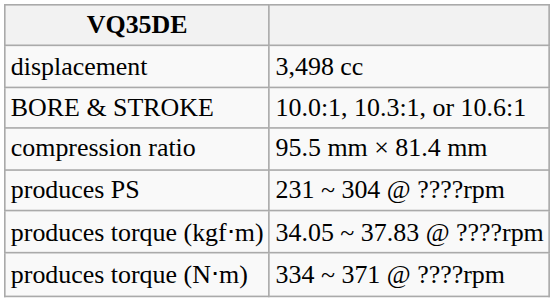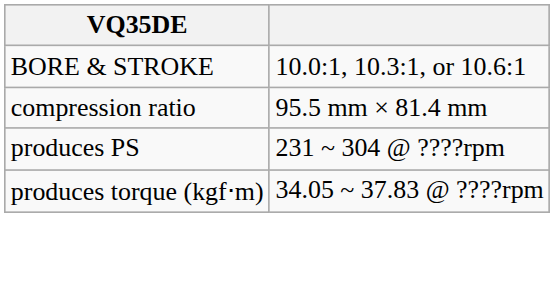- row: (79, 66)
- row: (129, 274)
